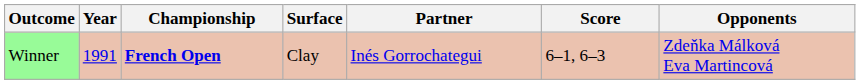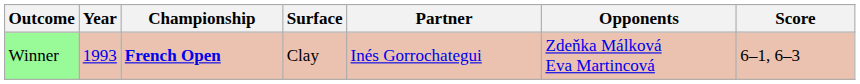columns swapped: (757, 17) <-> (600, 17)
(100, 55) 1991 -> (100, 55) 1993
